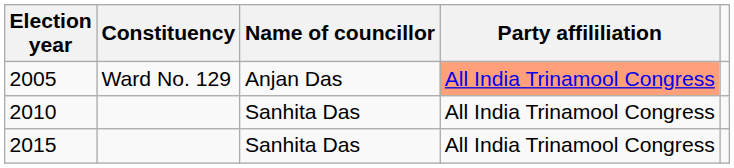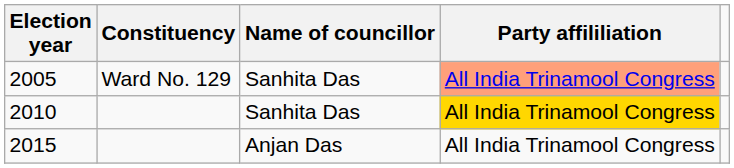(294, 78) Anjan Das -> (302, 78) Sanhita Das
(580, 111) no background -> (580, 111) gold background
(302, 145) Sanhita Das -> (294, 145) Anjan Das
